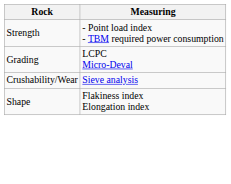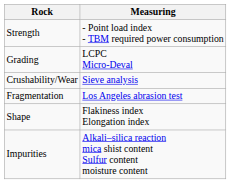+ row: (35, 96)
+ row: (27, 154)
